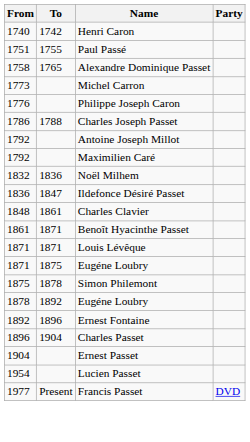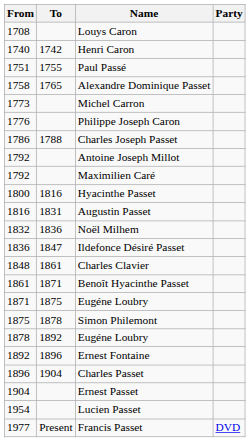+ row: (18, 31)
+ row: (18, 193)
+ row: (18, 211)
- row: (18, 247)
